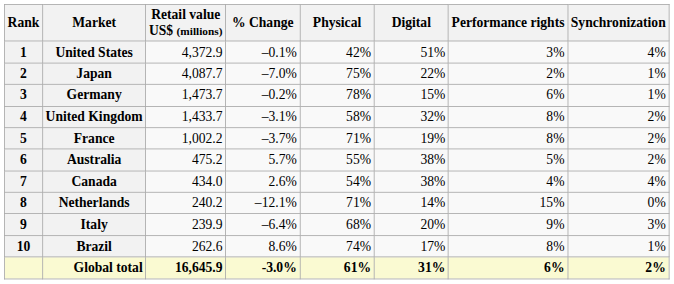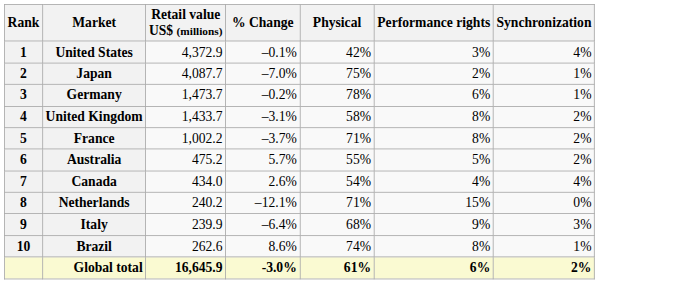- column: (411, 22)
